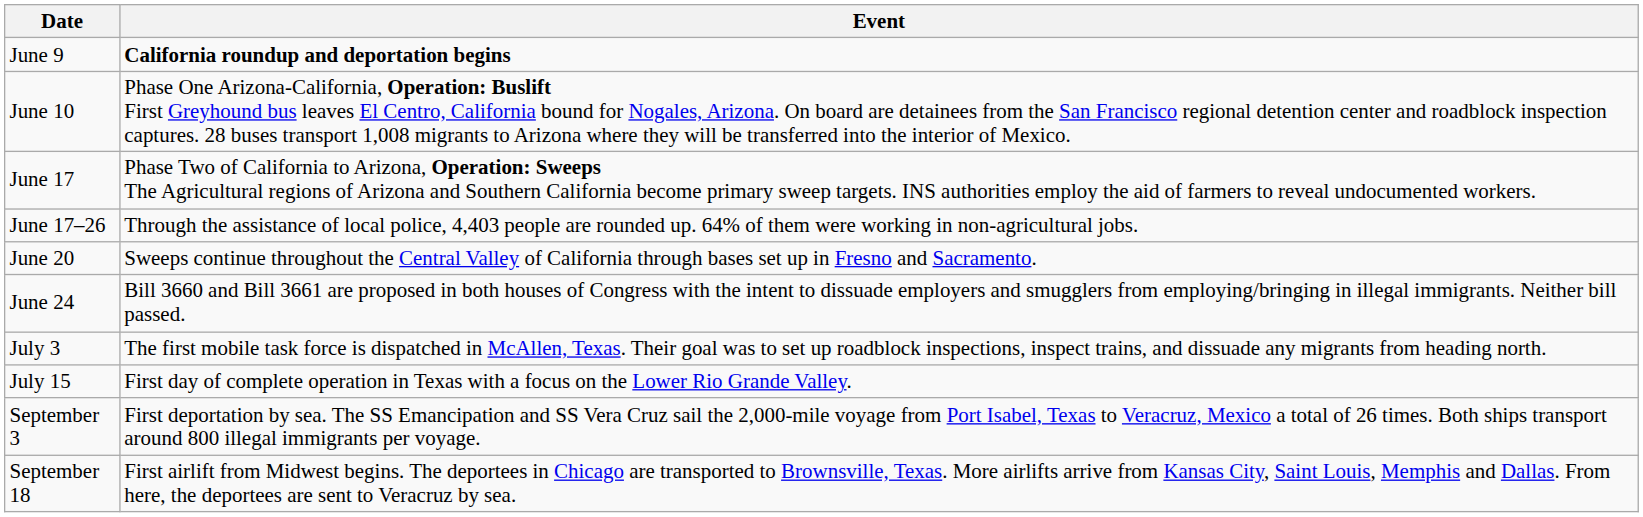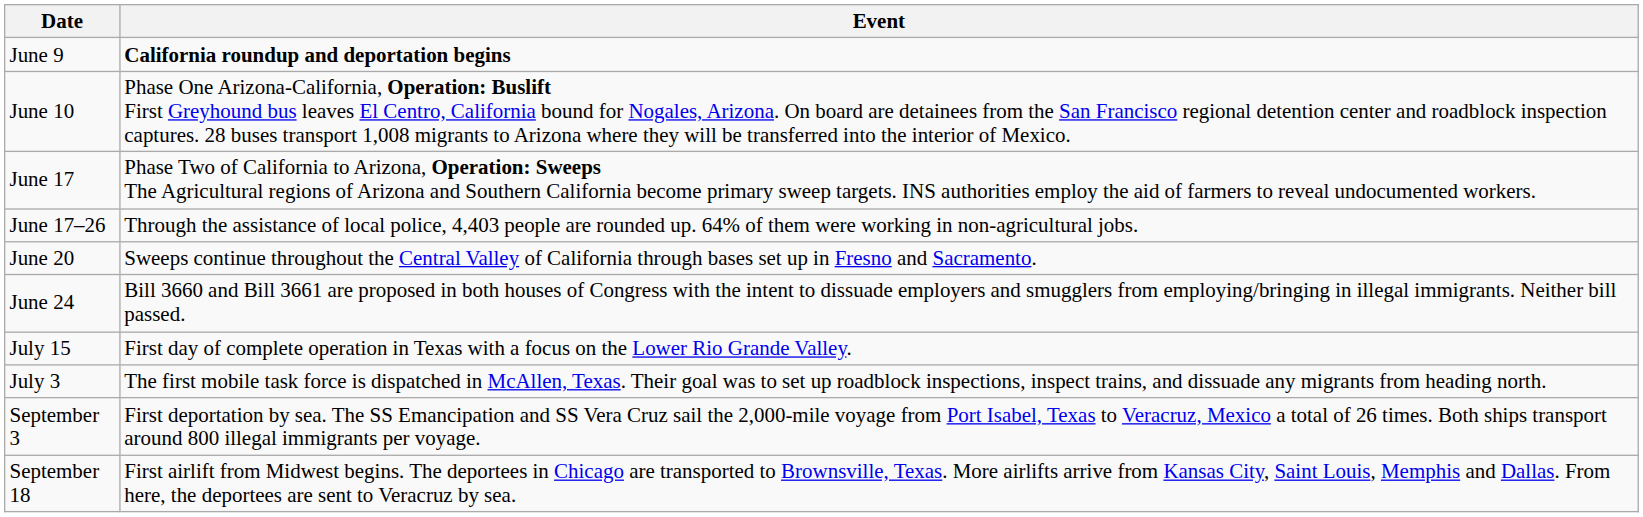rows swapped: (35, 348) <-> (40, 381)
